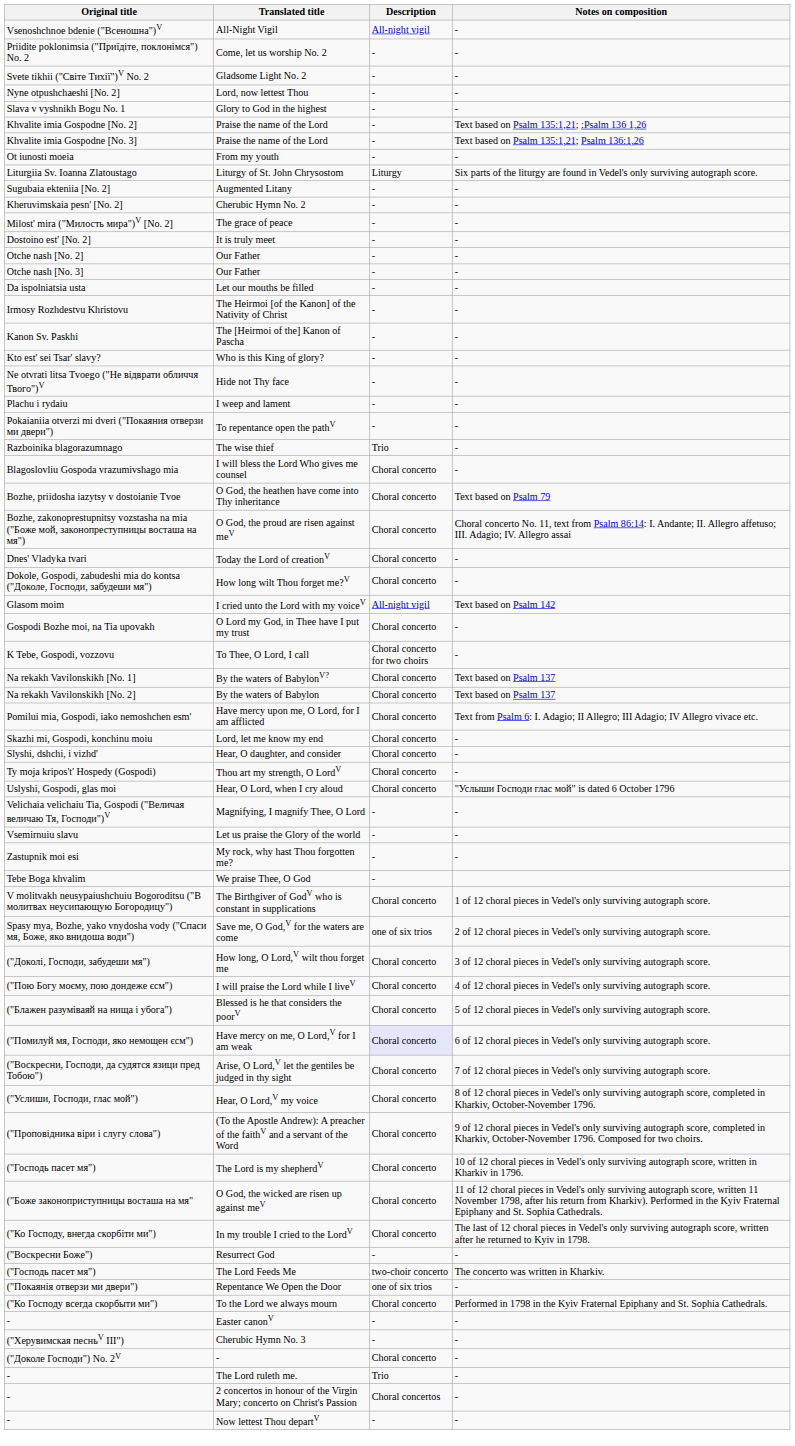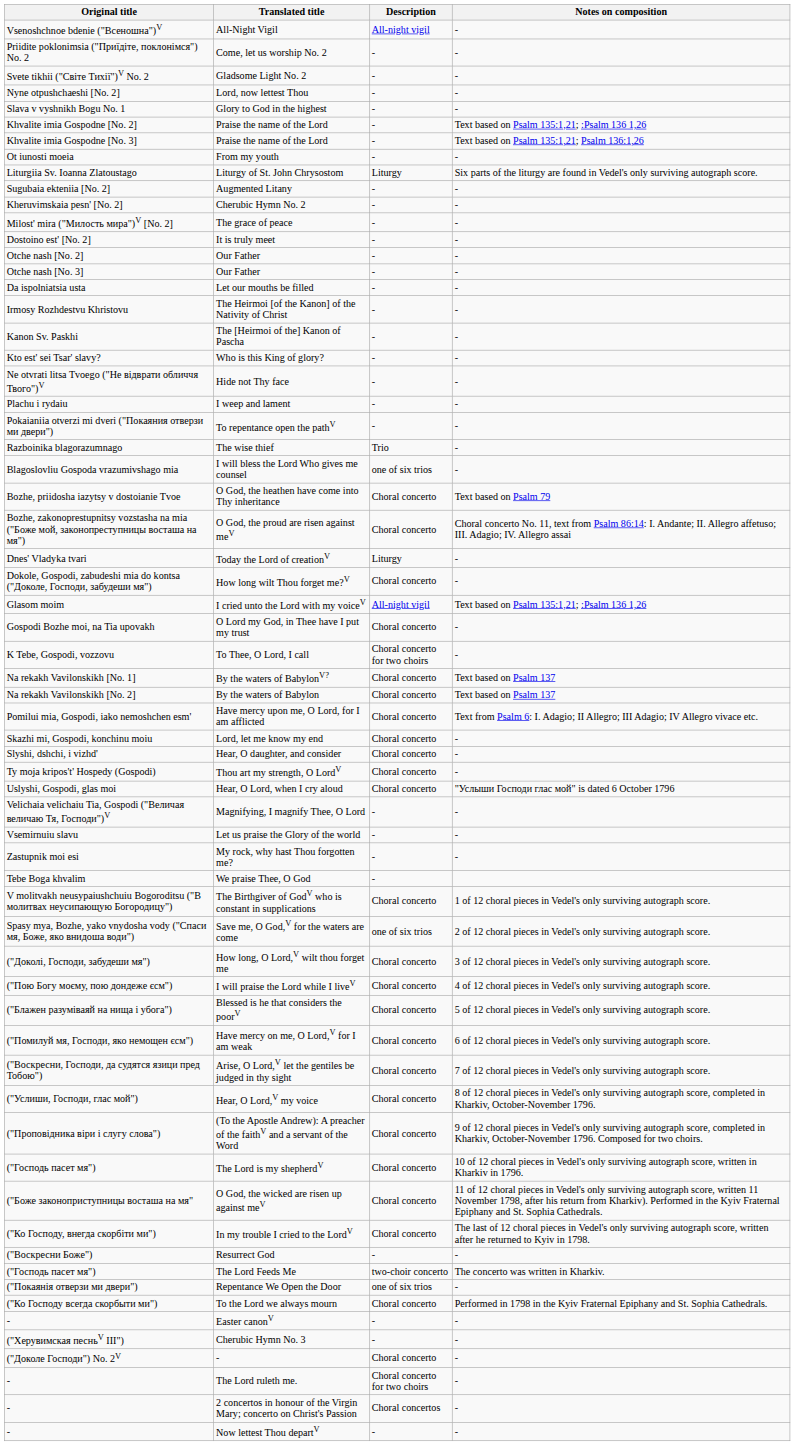(404, 469) Choral concerto -> (402, 469) one of six trios
(404, 558) Choral concerto -> (387, 558) Liturgy
(505, 604) Text based on Psalm 142 -> (551, 604) Text based on Psalm 135:1,21; :Psalm 136 1,26
(404, 1040) lavender background -> (404, 1040) no background
(380, 1375) Trio -> (404, 1381) Choral concerto for two choirs
